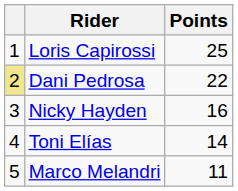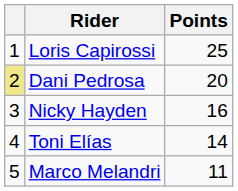(217, 81) 22 -> (217, 81) 20
